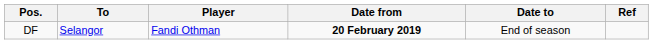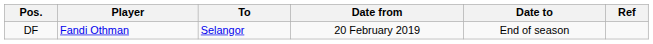columns swapped: (218, 13) <-> (103, 13)
(377, 30) bold -> (377, 30) normal
